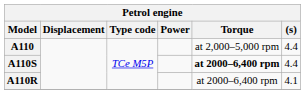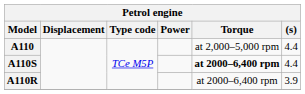(291, 81) 4.1 -> (291, 81) 3.9
